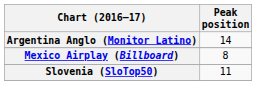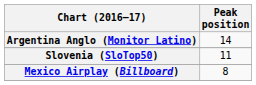rows swapped: (102, 56) <-> (102, 72)
